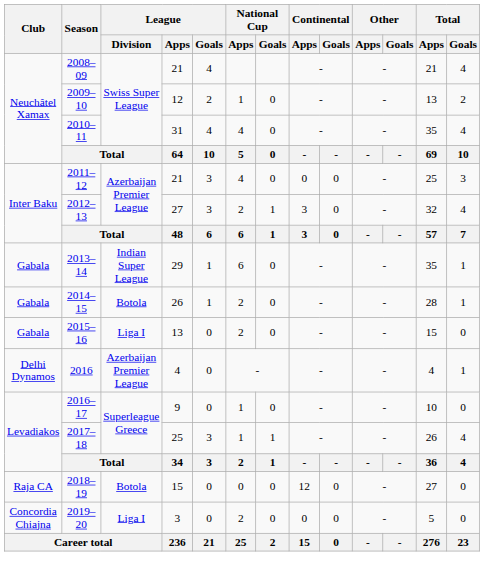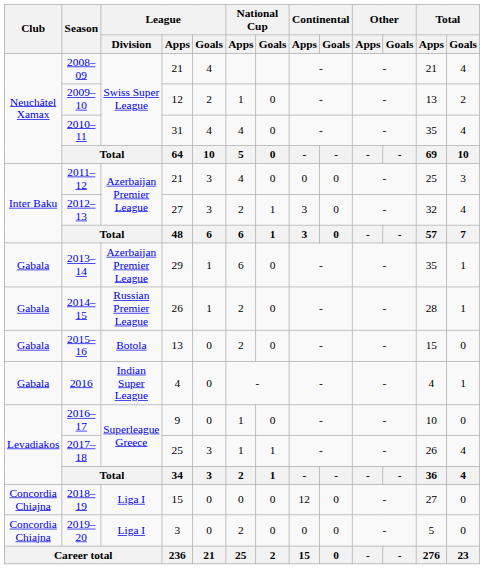(131, 265) Indian Super League -> (131, 265) Azerbaijan Premier League
(131, 302) Botola -> (131, 308) Russian Premier League
(131, 333) Liga I -> (131, 345) Botola
(33, 370) Delhi Dynamos -> (33, 383) Gabala
(131, 370) Azerbaijan Premier League -> (131, 383) Indian Super League
(33, 487) Raja CA -> (33, 499) Concordia Chiajna
(131, 487) Botola -> (131, 499) Liga I
